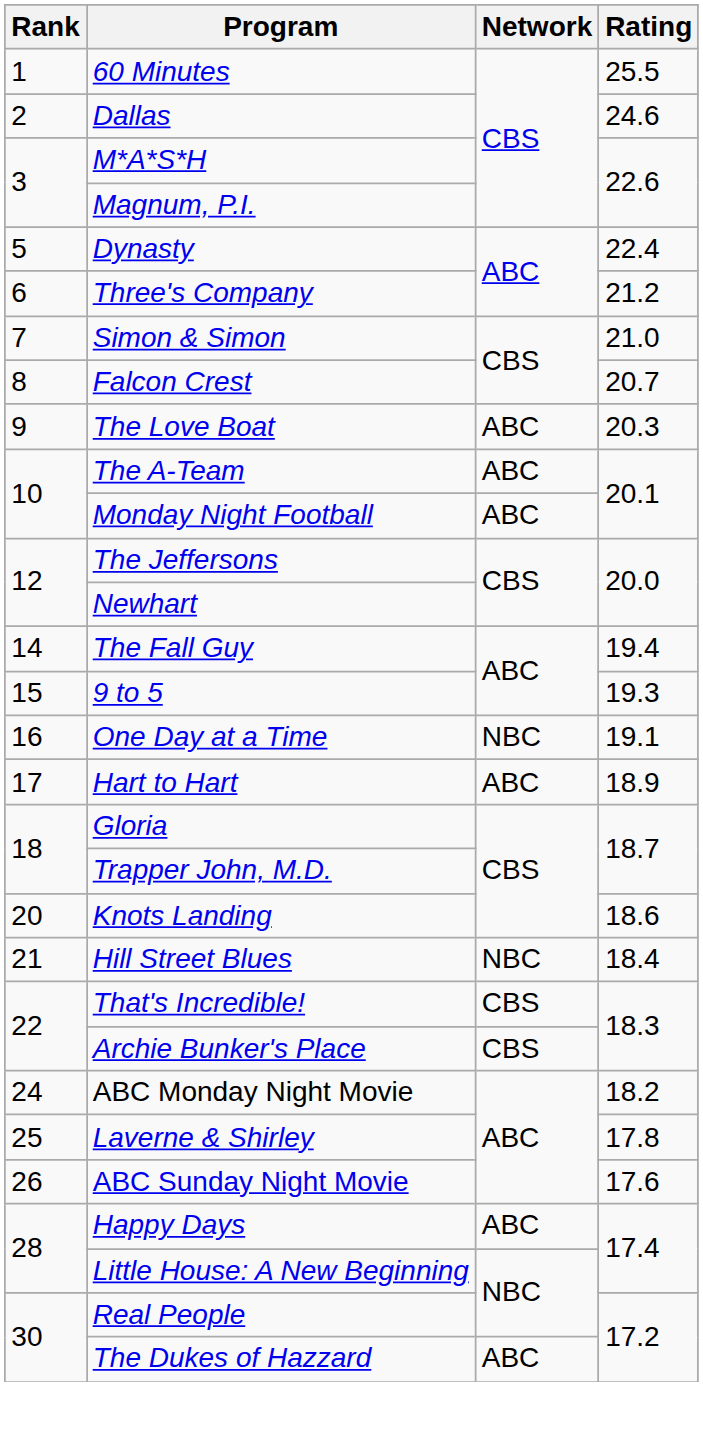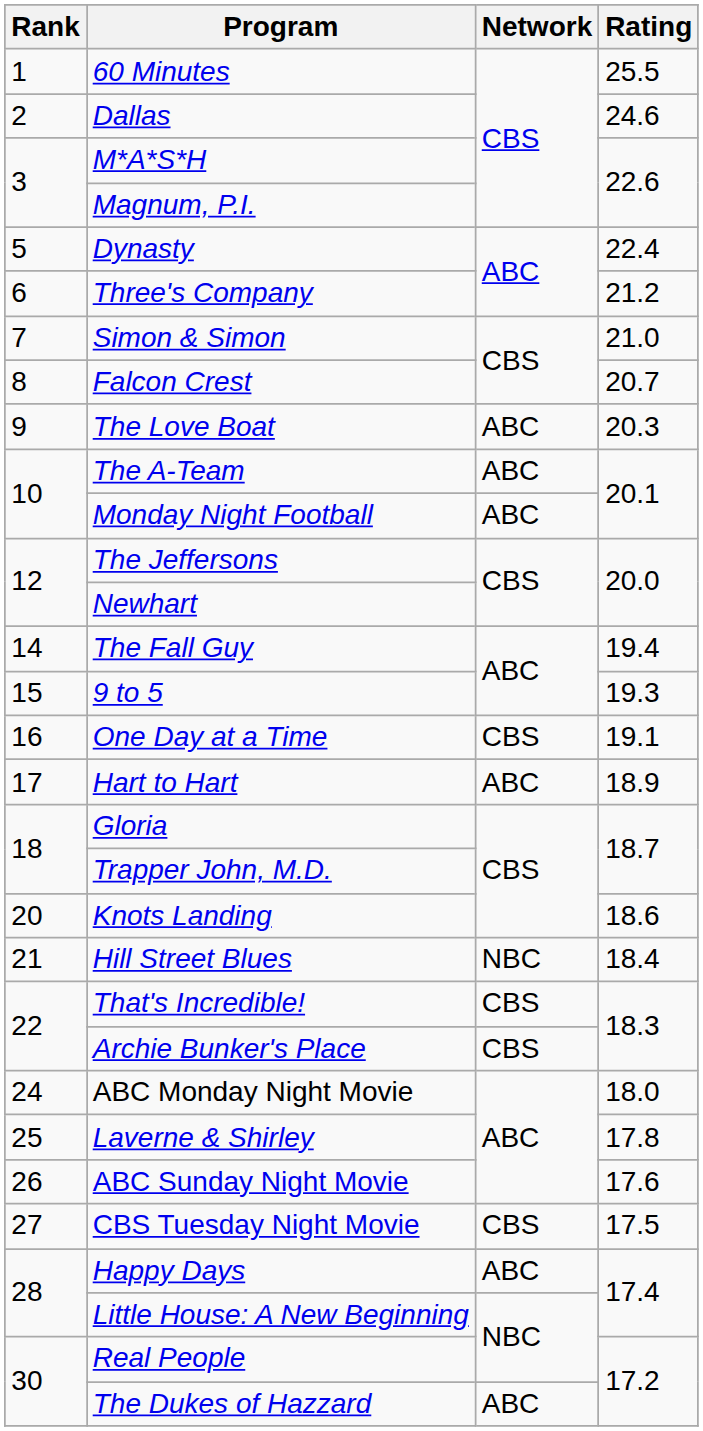(511, 737) NBC -> (511, 737) CBS
(632, 1092) 18.2 -> (632, 1092) 18.0
+ row: (256, 1225)
